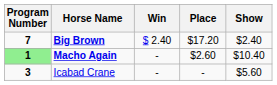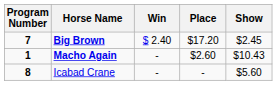(249, 40) $2.40 -> (249, 40) $2.45
(28, 56) lightgreen background -> (28, 56) no background
(249, 56) $10.40 -> (249, 56) $10.43
(28, 73) 3 -> (28, 73) 8
